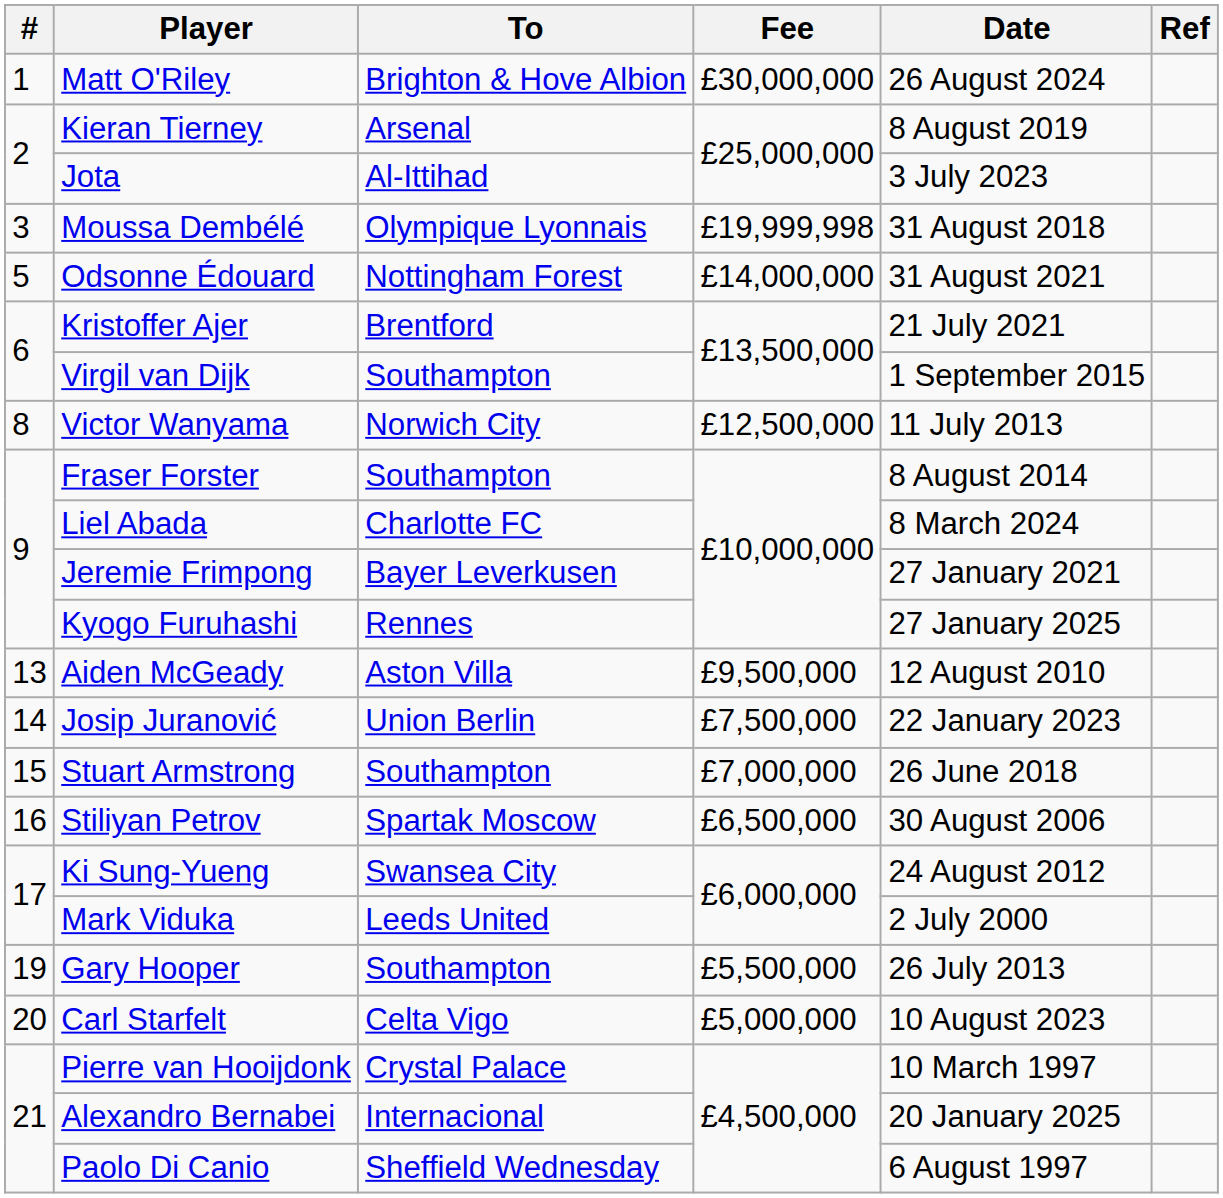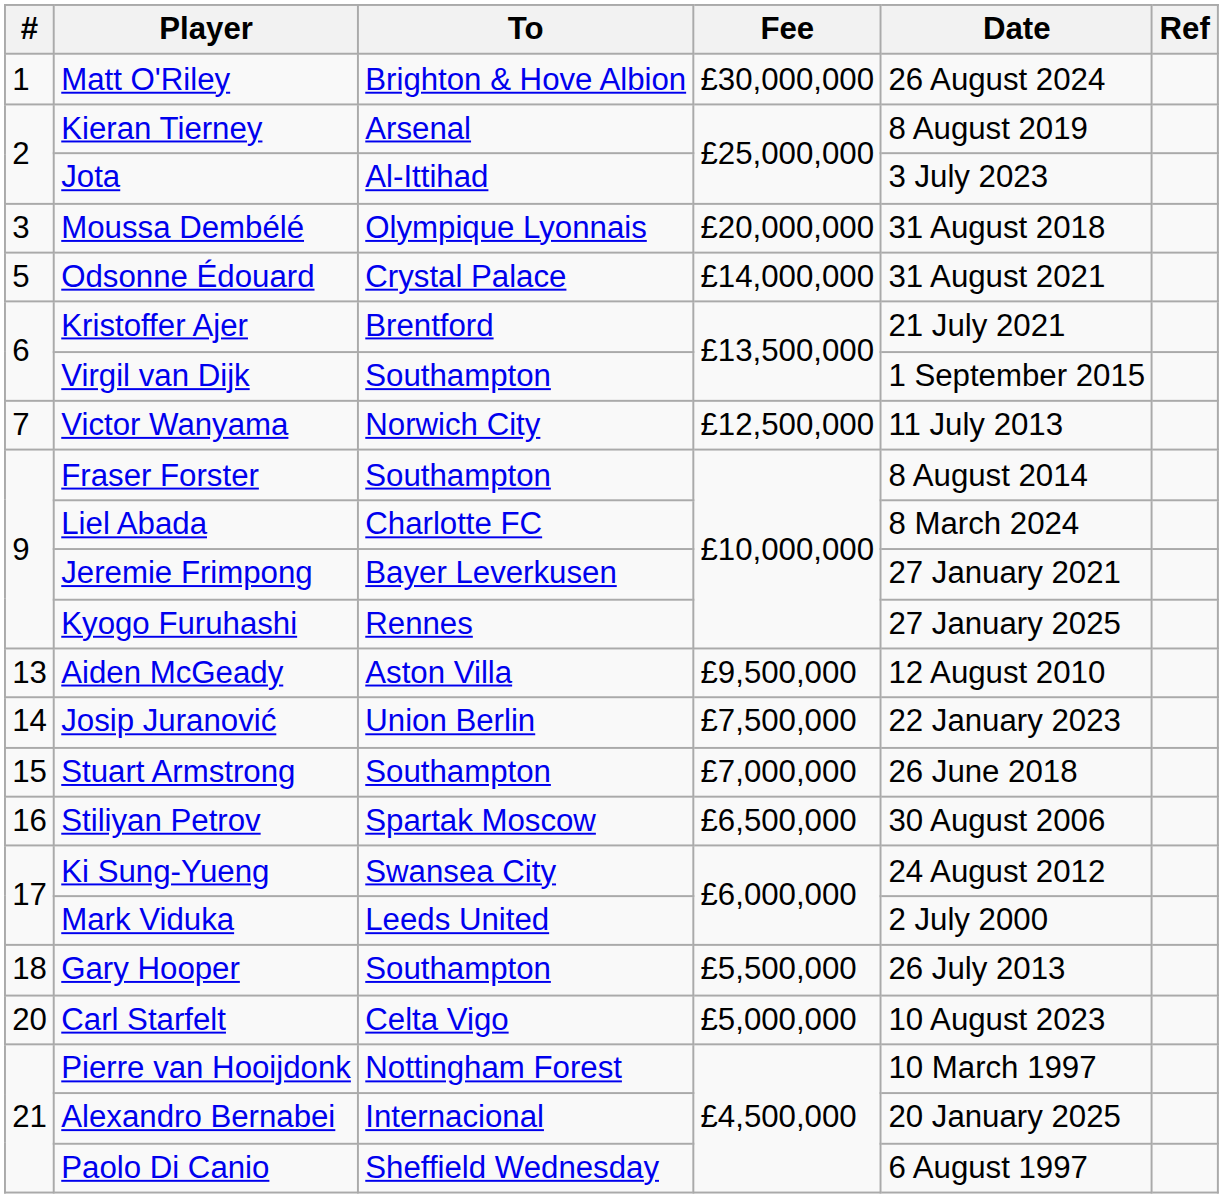(787, 227) £19,999,998 -> (787, 227) £20,000,000
(494, 276) Nottingham Forest -> (466, 276) Crystal Palace
(21, 425) 8 -> (21, 425) 7
(30, 969) 19 -> (30, 969) 18
(466, 1068) Crystal Palace -> (494, 1068) Nottingham Forest
